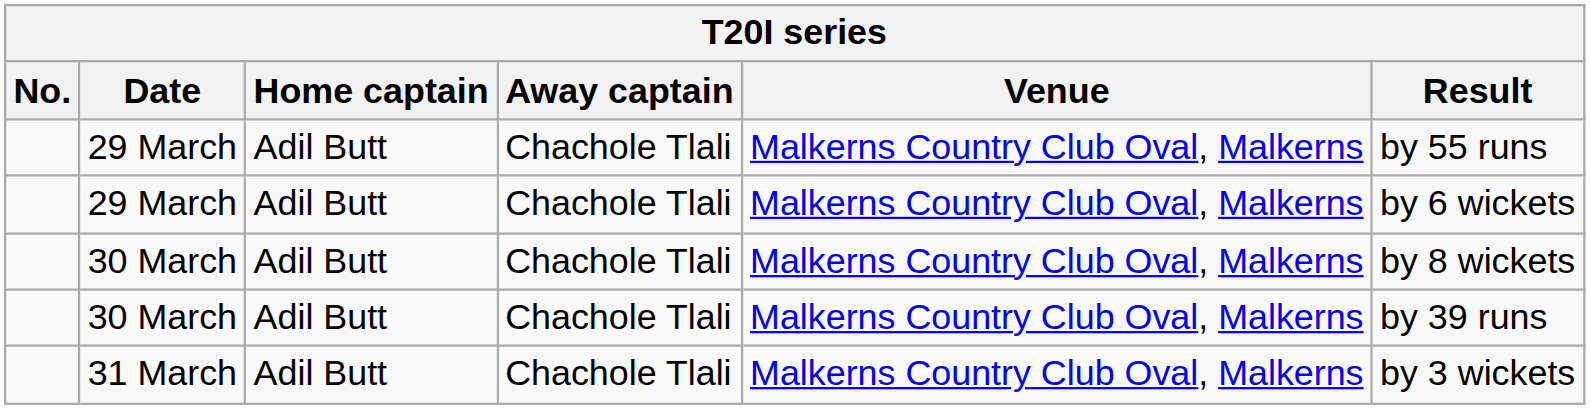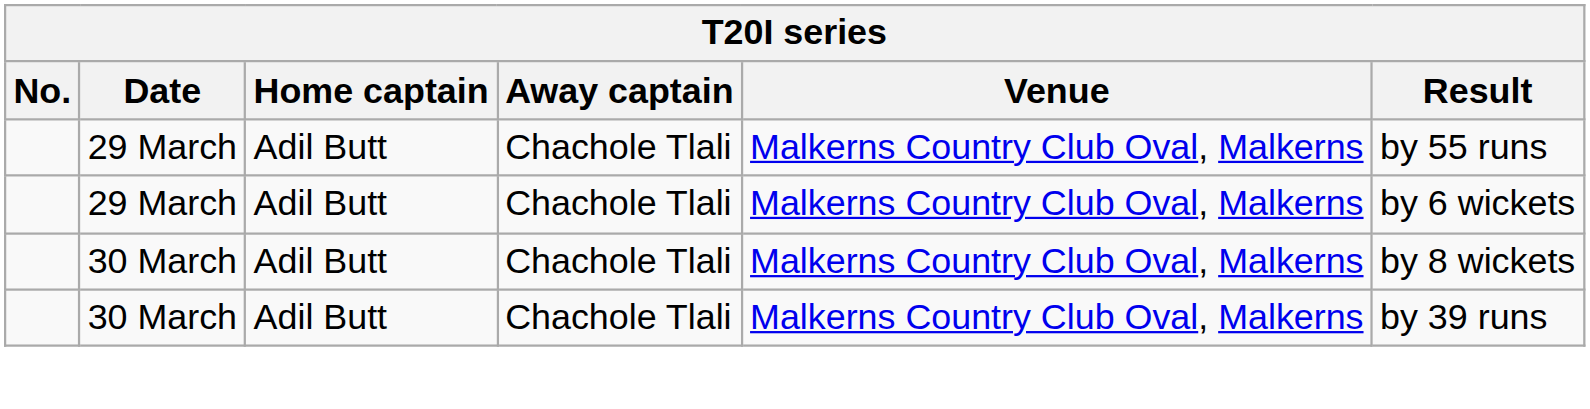- row: (42, 375)
